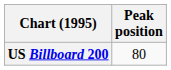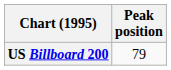(139, 53) 80 -> (139, 53) 79
